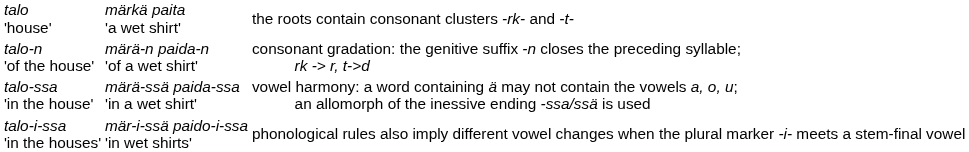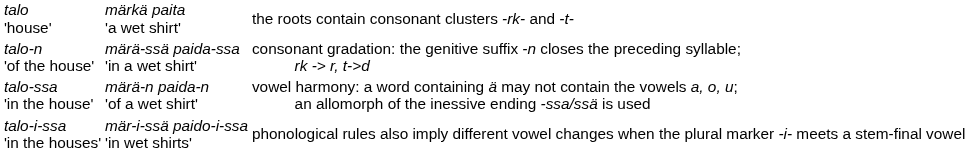(157, 57) märä-n paida-n 'of a wet shirt' -> (172, 57) märä-ssä paida-ssa 'in a wet shirt'
(172, 95) märä-ssä paida-ssa 'in a wet shirt' -> (157, 95) märä-n paida-n 'of a wet shirt'
